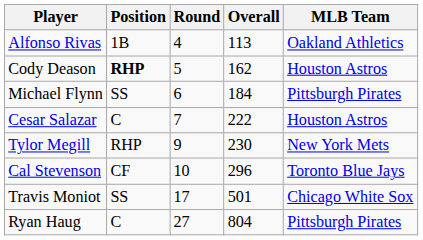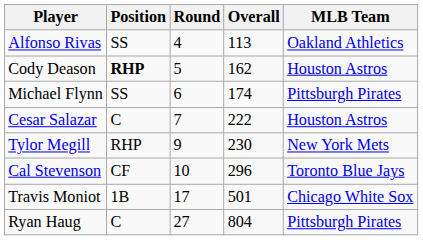(120, 42) 1B -> (119, 42) SS
(240, 94) 184 -> (240, 94) 174
(119, 196) SS -> (120, 196) 1B
